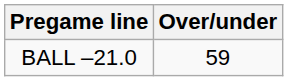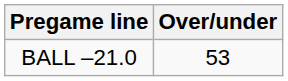(218, 57) 59 -> (218, 57) 53
